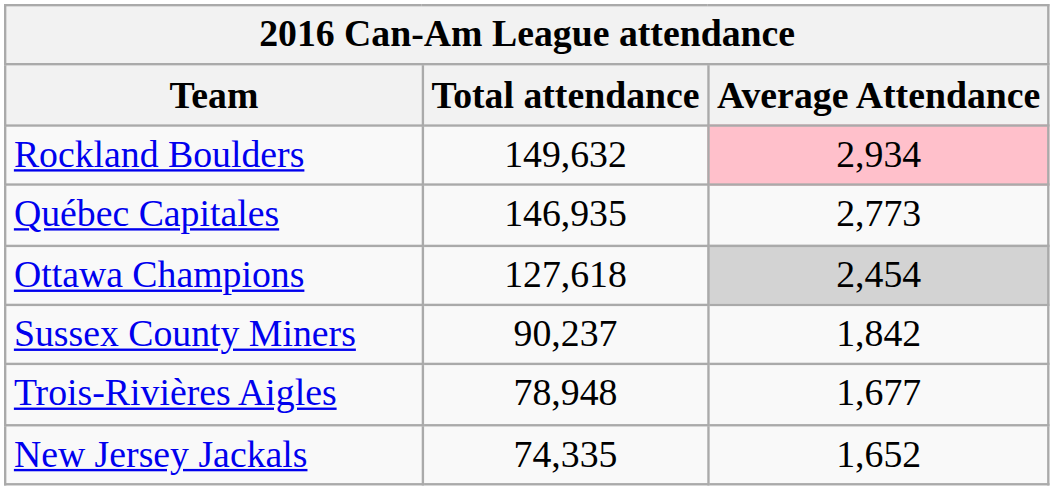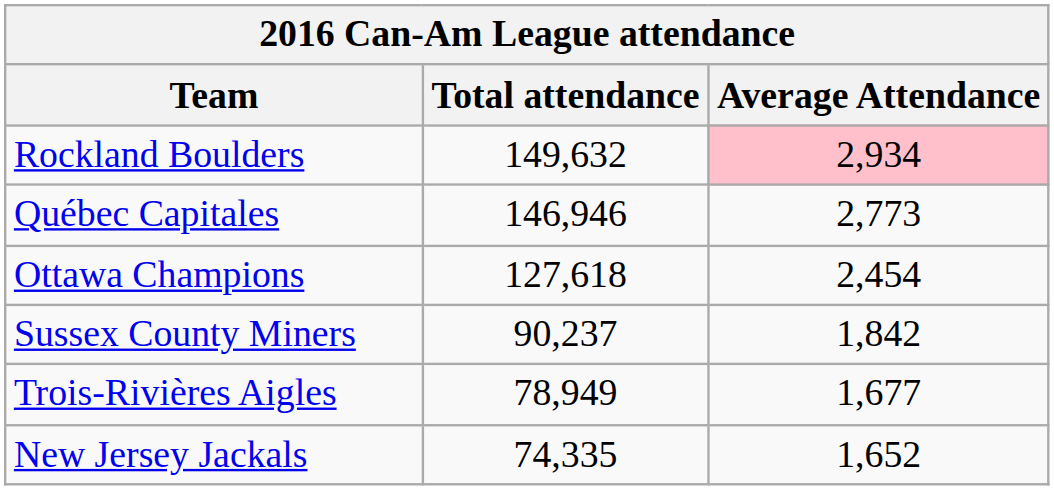(565, 214) 146,935 -> (565, 214) 146,946
(879, 273) lightgrey background -> (879, 273) no background
(565, 393) 78,948 -> (565, 393) 78,949
